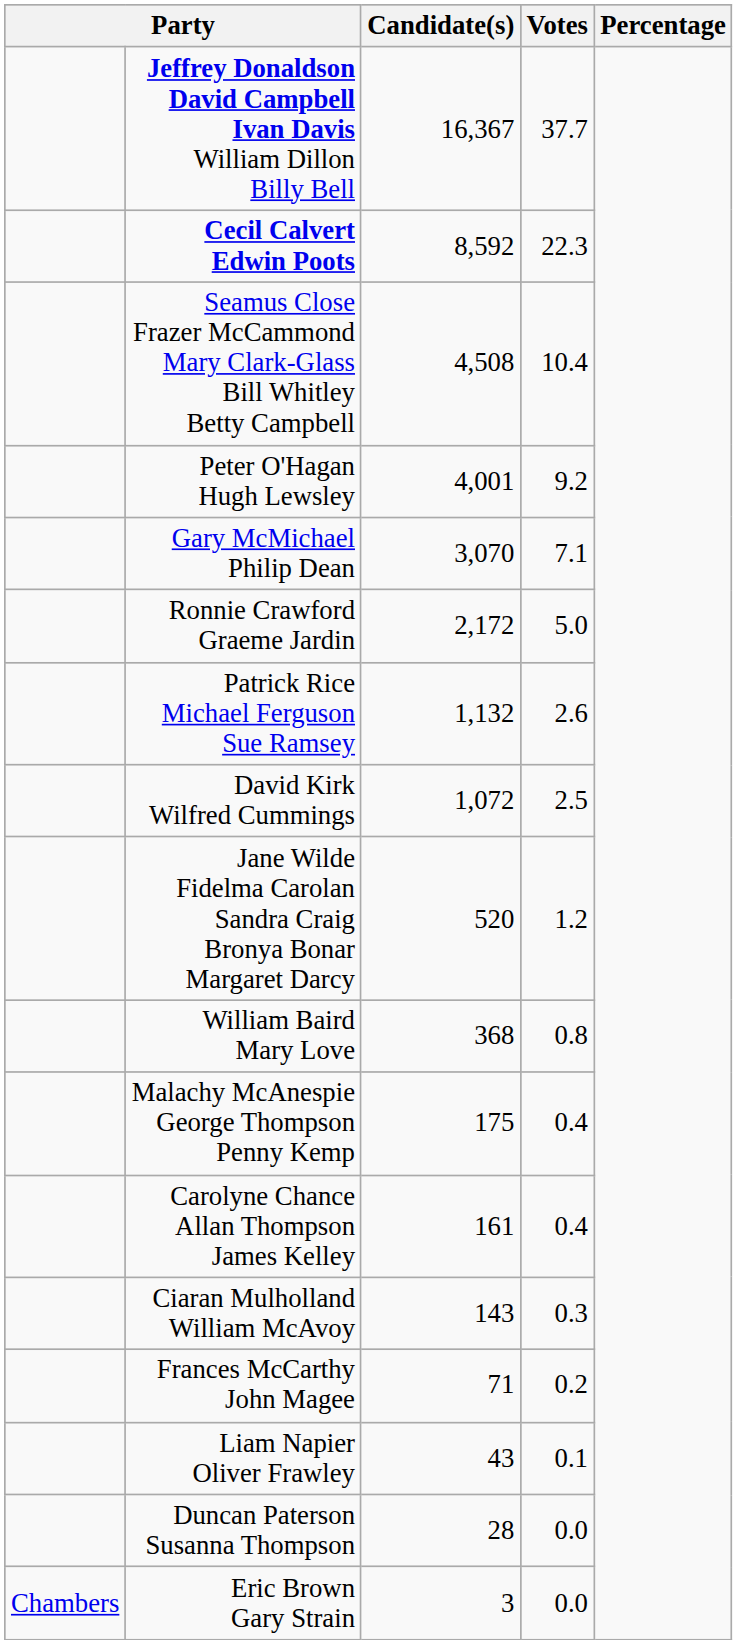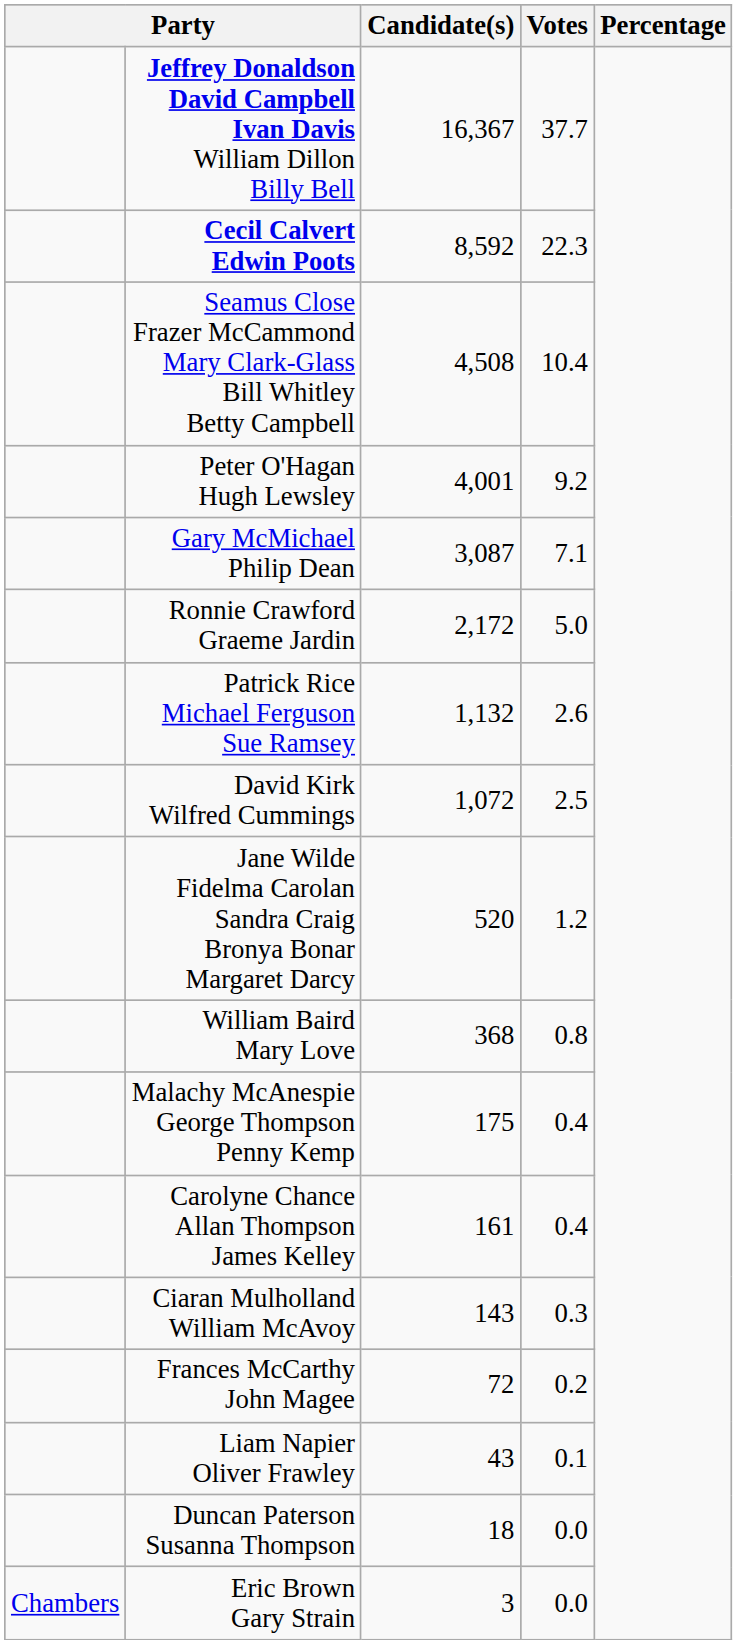(484, 553) 3,070 -> (484, 553) 3,087
(501, 1385) 71 -> (501, 1385) 72
(501, 1530) 28 -> (501, 1530) 18
